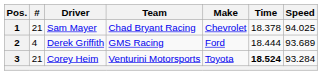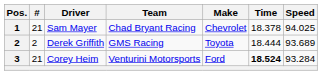(34, 43) 4 -> (34, 43) 2
(215, 43) Ford -> (219, 43) Toyota
(219, 58) Toyota -> (215, 58) Ford
